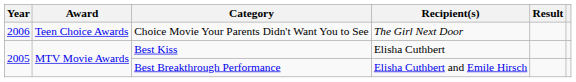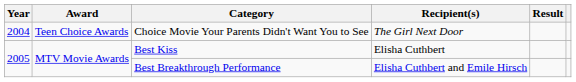(18, 31) 2006 -> (18, 31) 2004
